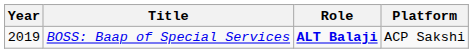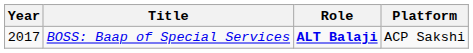(24, 38) 2019 -> (24, 38) 2017
